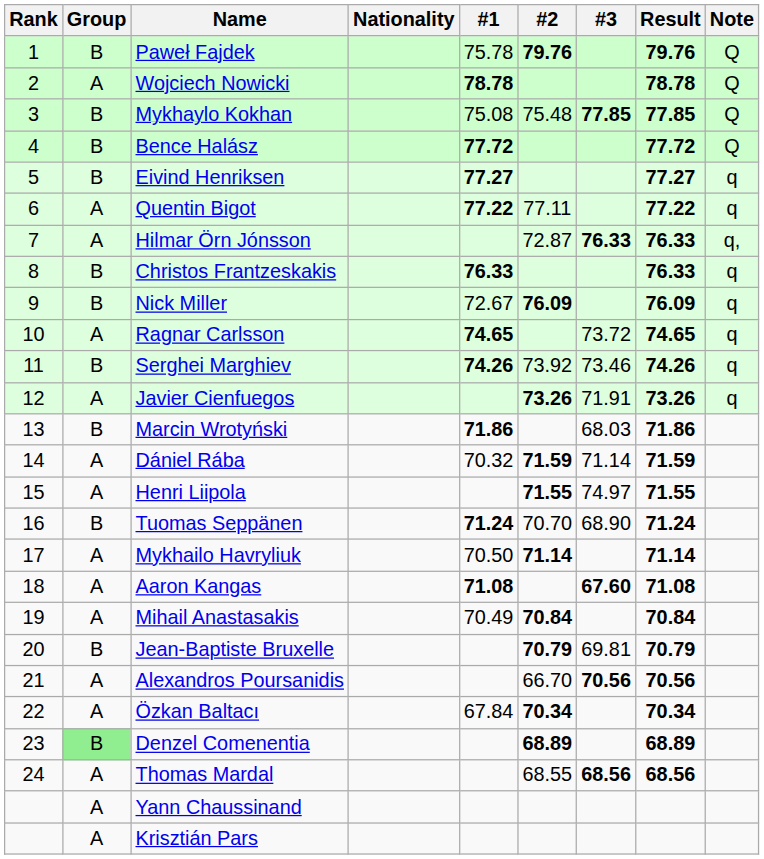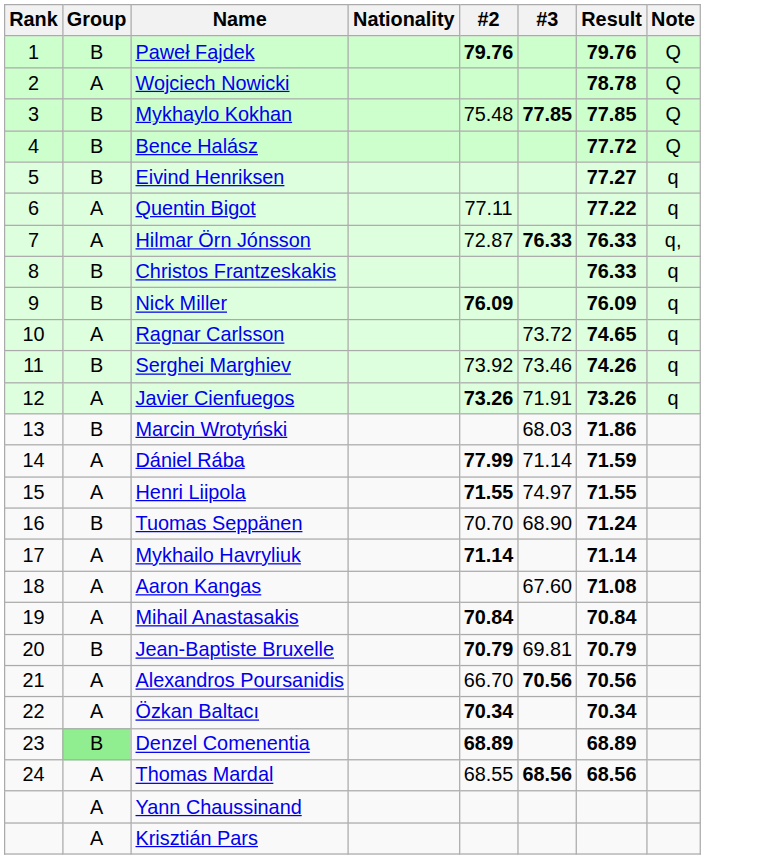- column: (489, 20)
(547, 460) 71.59 -> (489, 460) 77.99
(606, 586) bold -> (547, 586) normal
